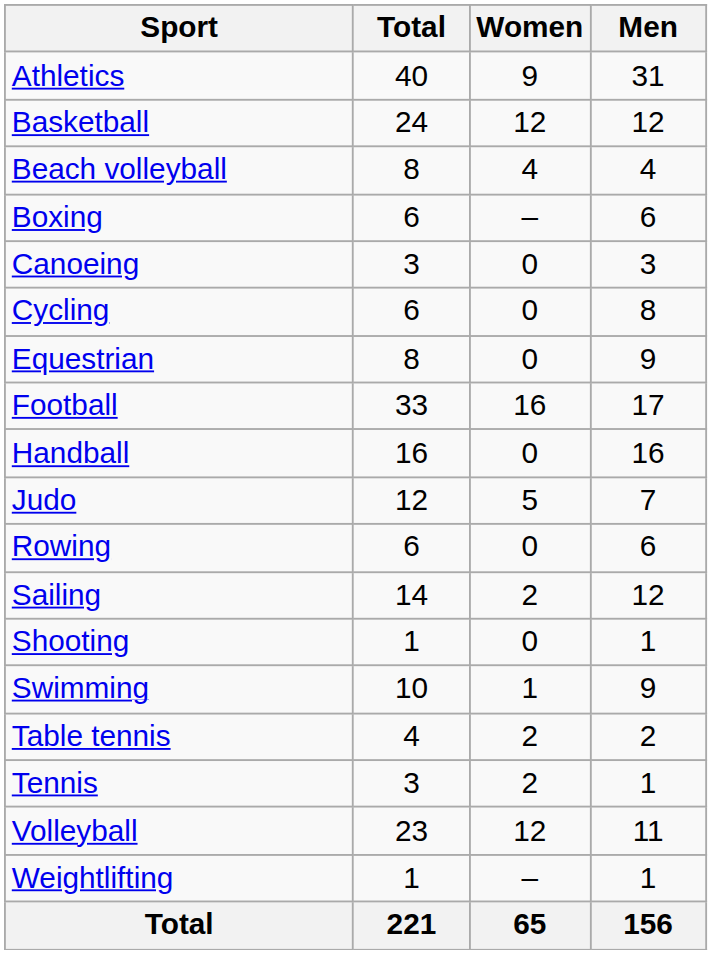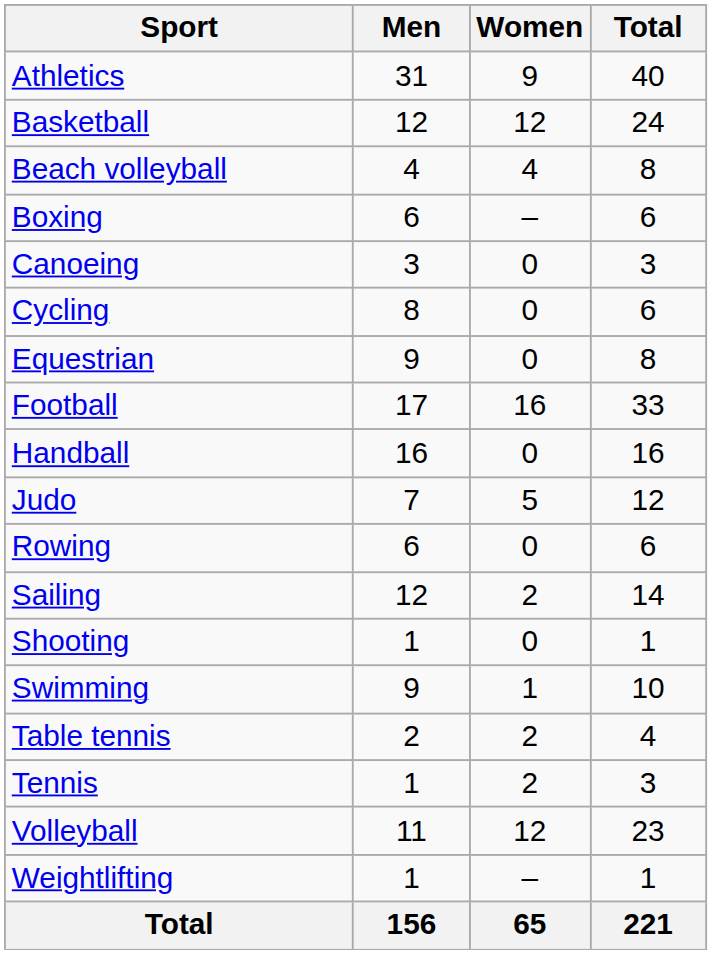columns swapped: (648, 28) <-> (411, 28)
